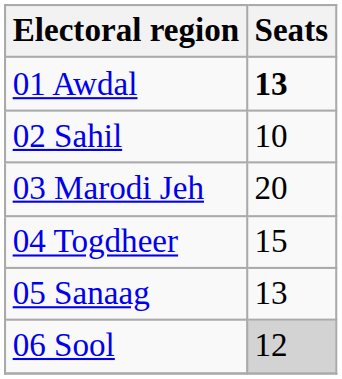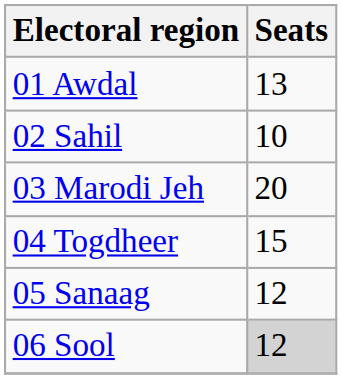(271, 83) bold -> (271, 83) normal
(271, 293) 13 -> (271, 293) 12
